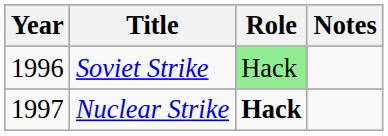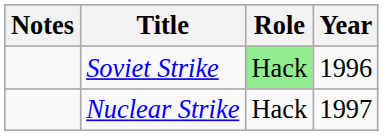columns swapped: (37, 25) <-> (345, 25)
(271, 109) bold -> (279, 109) normal
